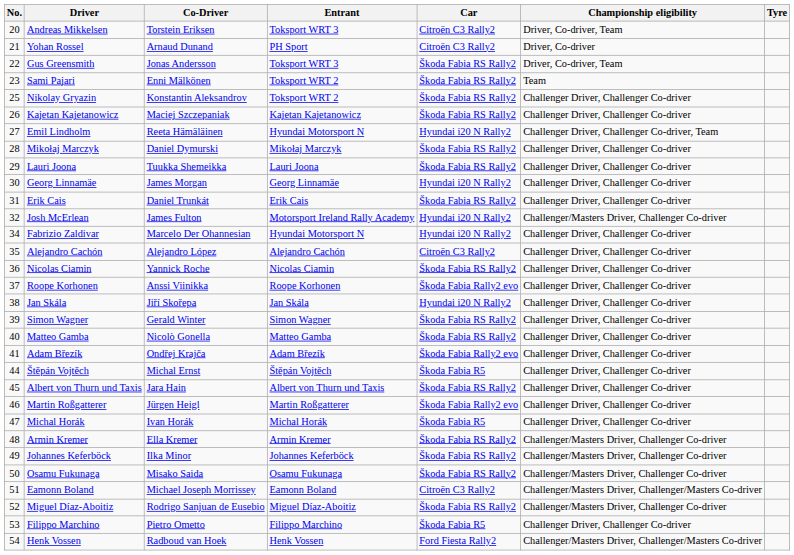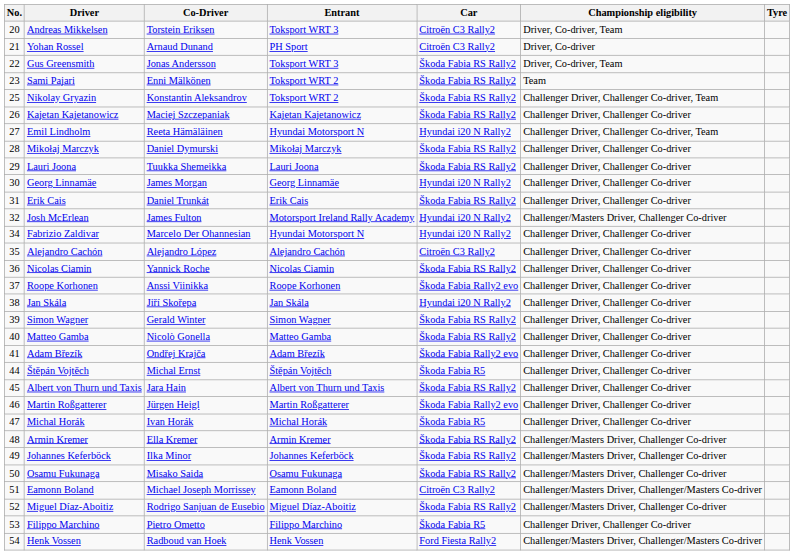(607, 97) Challenger Driver, Challenger Co-driver -> (621, 97) Challenger Driver, Challenger Co-driver, Team
